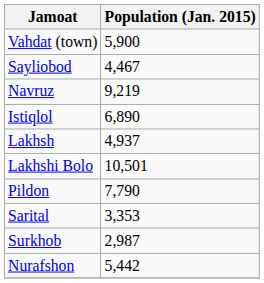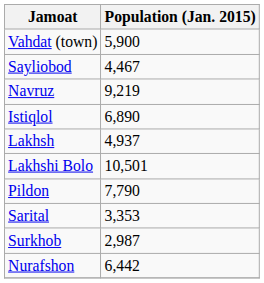(122, 265) 5,442 -> (122, 265) 6,442
